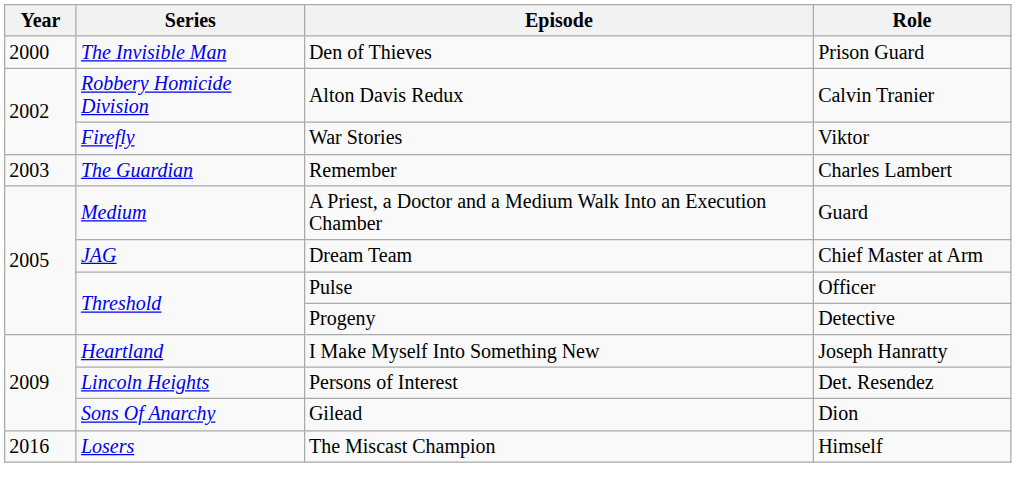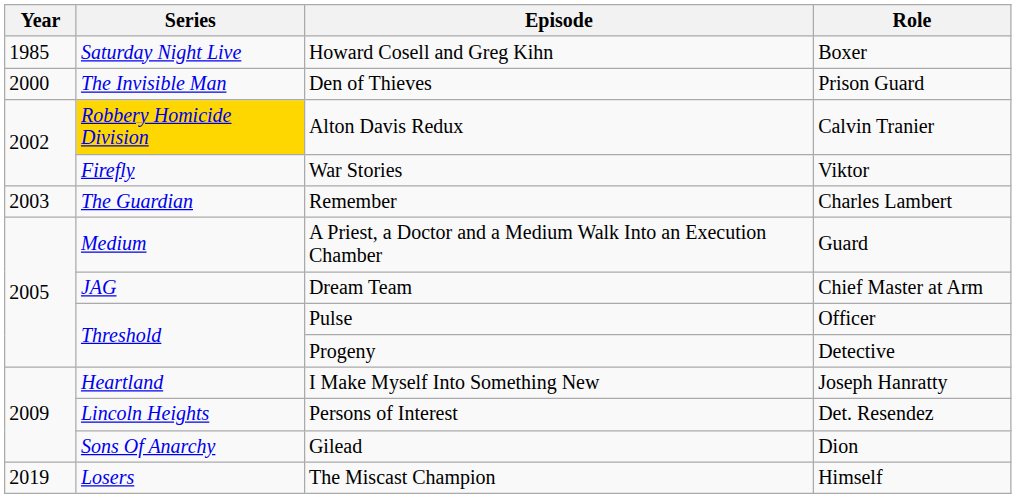+ row: (431, 52)
(156, 95) no background -> (156, 126) gold background
(29, 445) 2016 -> (29, 477) 2019
